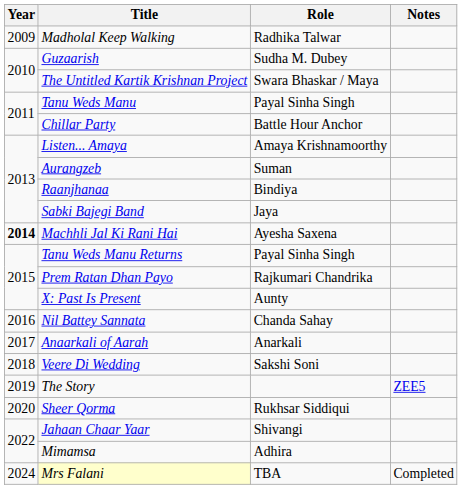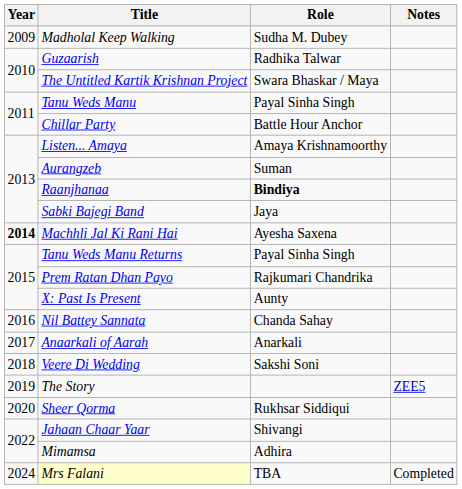(297, 37) Radhika Talwar -> (301, 37) Sudha M. Dubey
(301, 59) Sudha M. Dubey -> (297, 59) Radhika Talwar
(275, 189) normal -> (277, 189) bold
